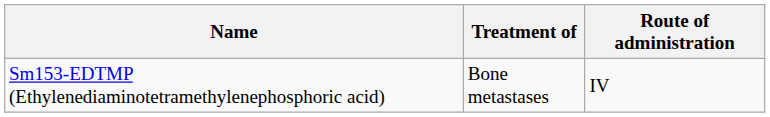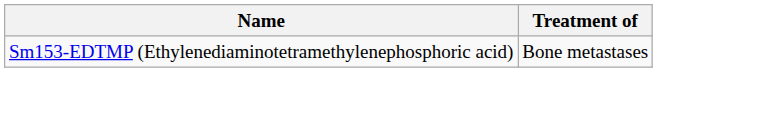- column: (675, 31)
